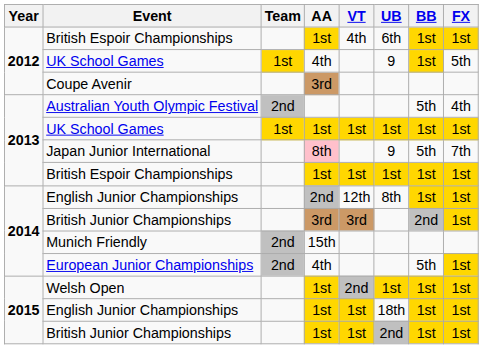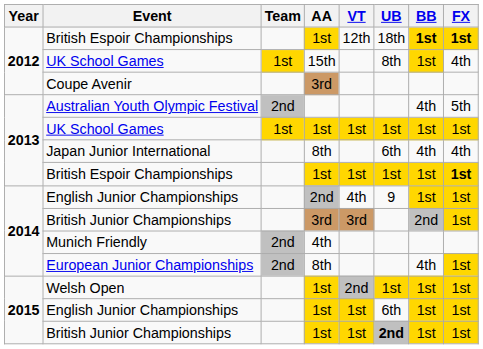(357, 39) 4th -> (357, 39) 12th
(391, 39) 6th -> (391, 39) 18th
(426, 39) normal -> (426, 39) bold
(461, 39) normal -> (461, 39) bold
(322, 61) 4th -> (322, 61) 15th
(391, 61) 9 -> (391, 61) 8th
(461, 61) 5th -> (461, 61) 4th
(426, 106) 5th -> (426, 106) 4th
(461, 106) 4th -> (461, 106) 5th
(322, 152) pink background -> (322, 152) no background
(391, 152) 9 -> (391, 152) 6th
(426, 152) 5th -> (426, 152) 4th
(461, 152) 7th -> (461, 152) 4th
(461, 174) normal -> (461, 174) bold
(357, 197) 12th -> (357, 197) 4th
(391, 197) 8th -> (391, 197) 9
(322, 242) 15th -> (322, 242) 4th
(322, 265) 4th -> (322, 265) 8th
(426, 265) 5th -> (426, 265) 4th
(391, 310) 18th -> (391, 310) 6th
(391, 333) normal -> (391, 333) bold
